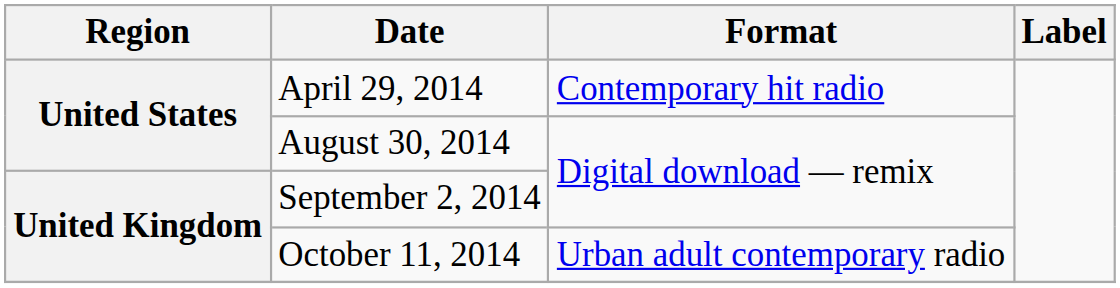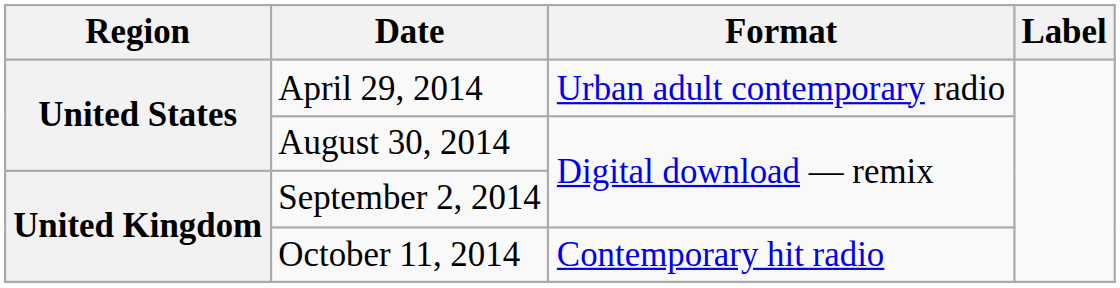(721, 87) Contemporary hit radio -> (781, 87) Urban adult contemporary radio
(781, 253) Urban adult contemporary radio -> (721, 253) Contemporary hit radio
